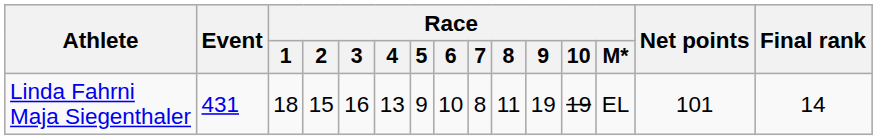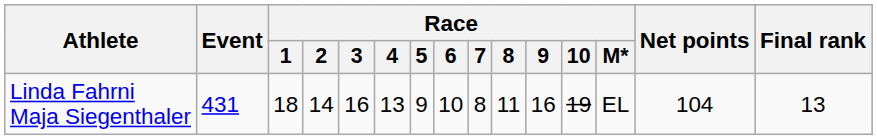(321, 104) 15 -> (321, 104) 14
(543, 104) 19 -> (543, 104) 16
(695, 104) 101 -> (695, 104) 104
(813, 104) 14 -> (813, 104) 13
